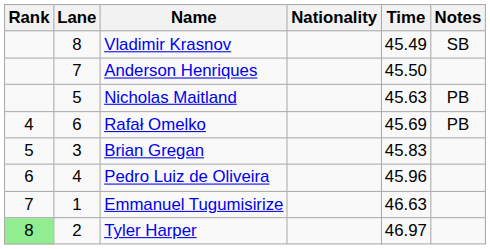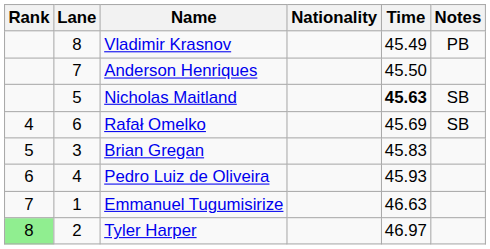(458, 44) SB -> (458, 44) PB
(406, 97) normal -> (406, 97) bold
(458, 97) PB -> (458, 97) SB
(458, 124) PB -> (458, 124) SB
(406, 177) 45.96 -> (406, 177) 45.93
